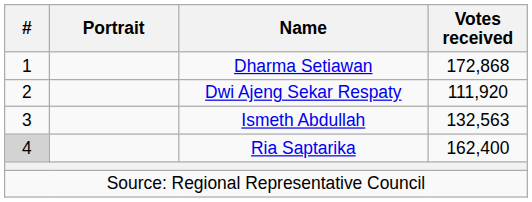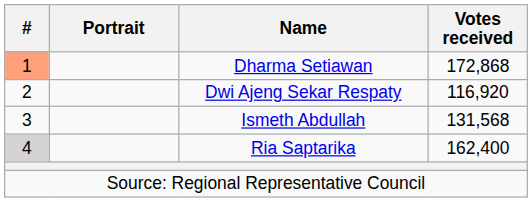(27, 66) no background -> (27, 66) lightsalmon background
(478, 93) 111,920 -> (478, 93) 116,920
(478, 121) 132,563 -> (478, 121) 131,568
